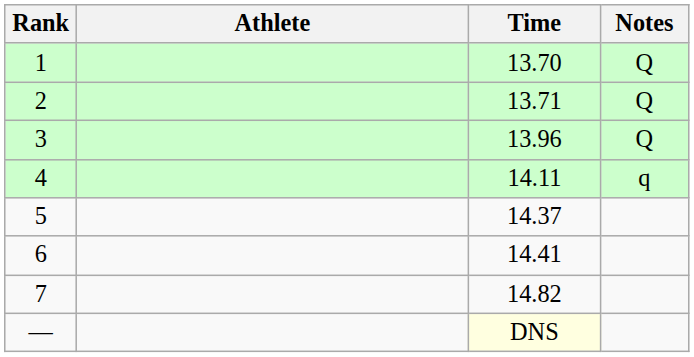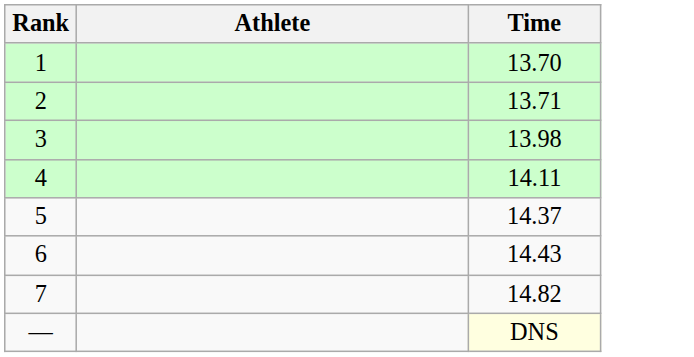- column: (644, 23)
(534, 139) 13.96 -> (534, 139) 13.98
(534, 255) 14.41 -> (534, 255) 14.43
